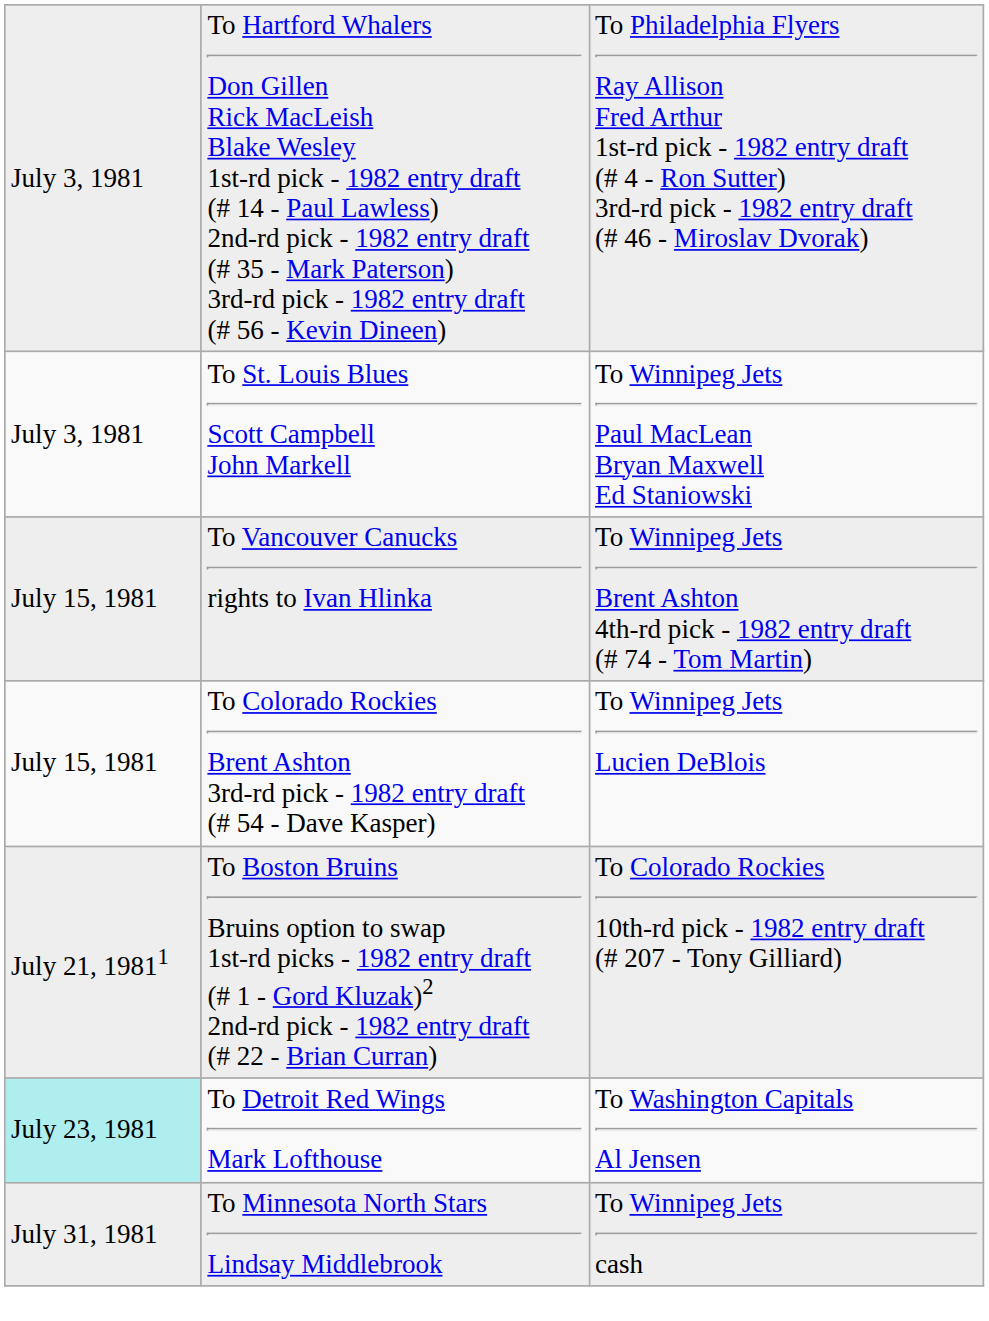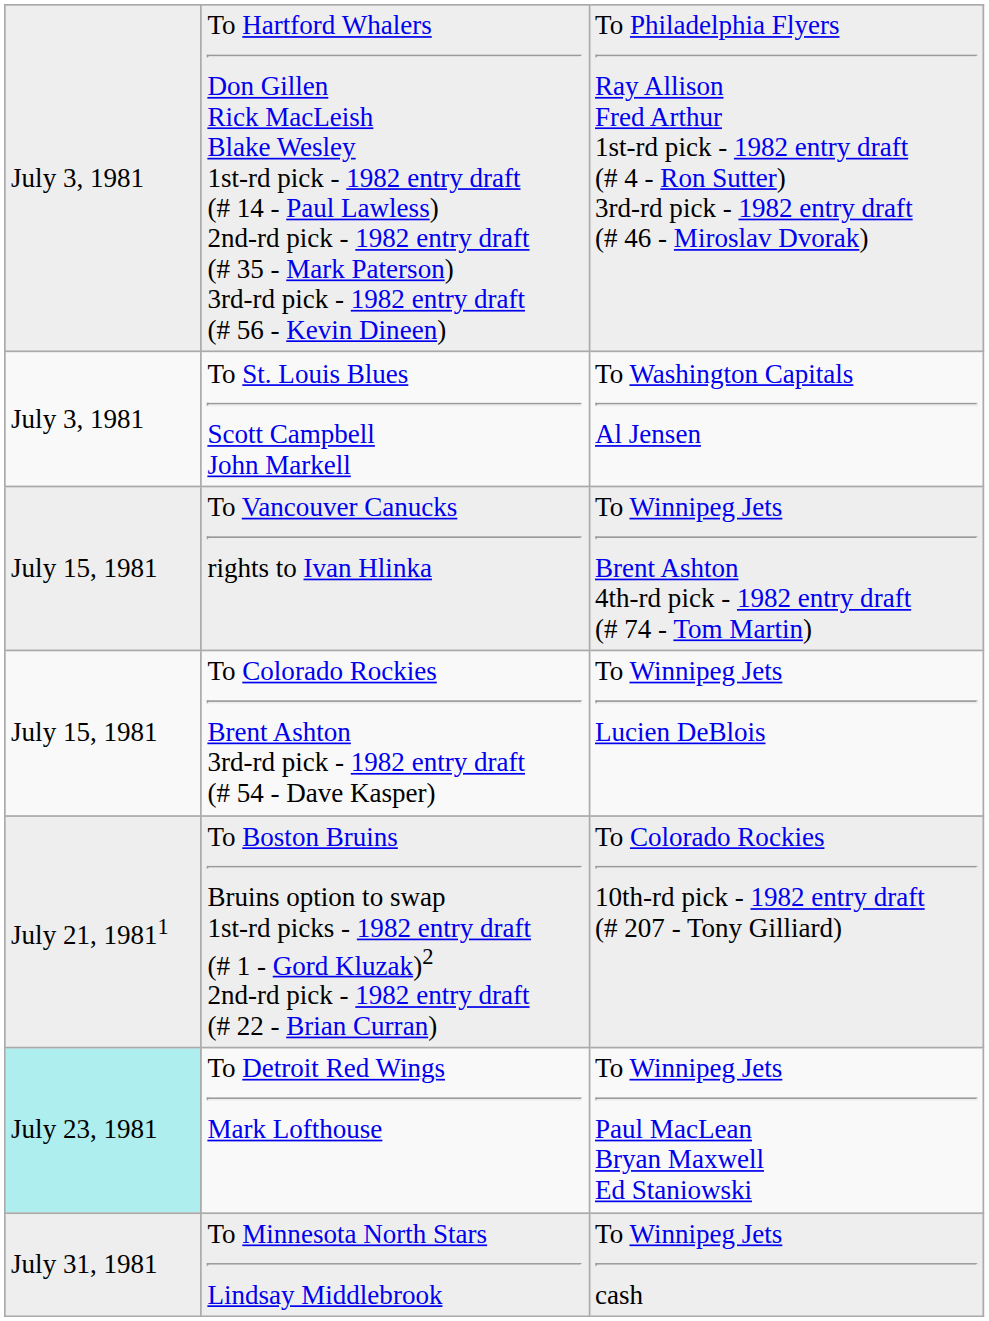(786, 433) To Winnipeg Jets Paul MacLean Bryan Maxwell Ed Staniowski -> (786, 403) To Washington Capitals Al Jensen
(786, 1129) To Washington Capitals Al Jensen -> (786, 1129) To Winnipeg Jets Paul MacLean Bryan Maxwell Ed Staniowski
